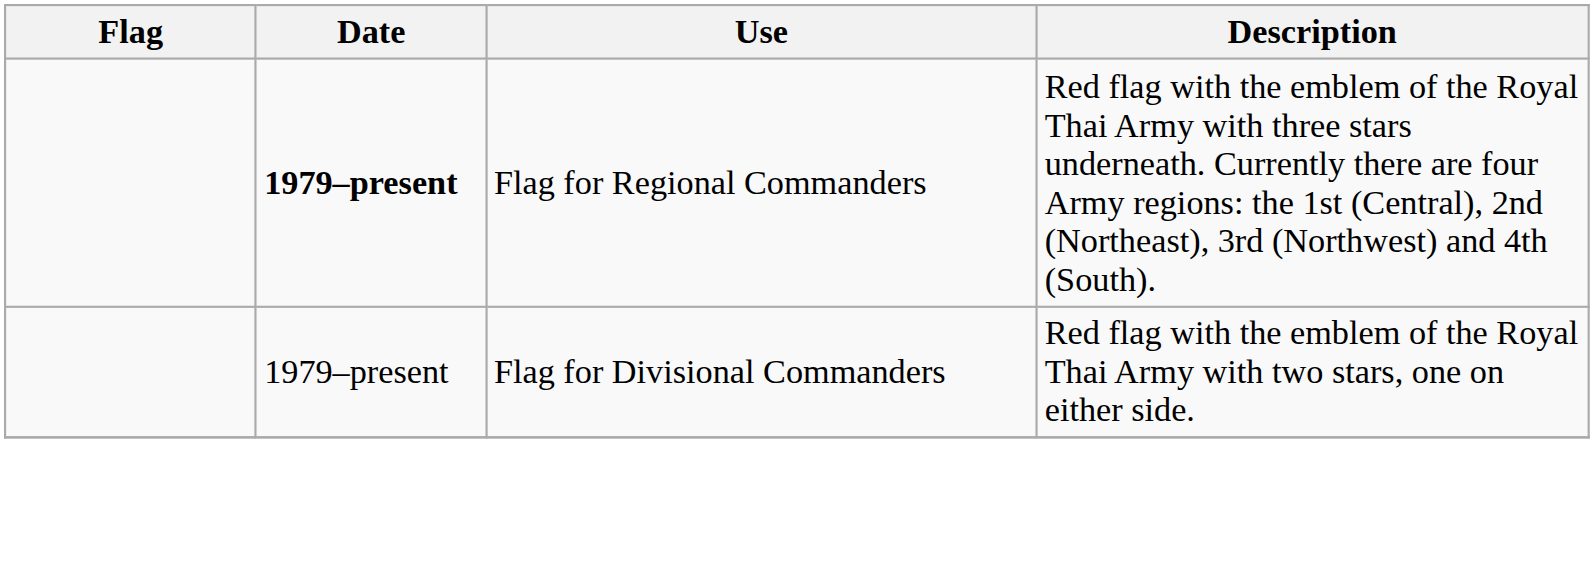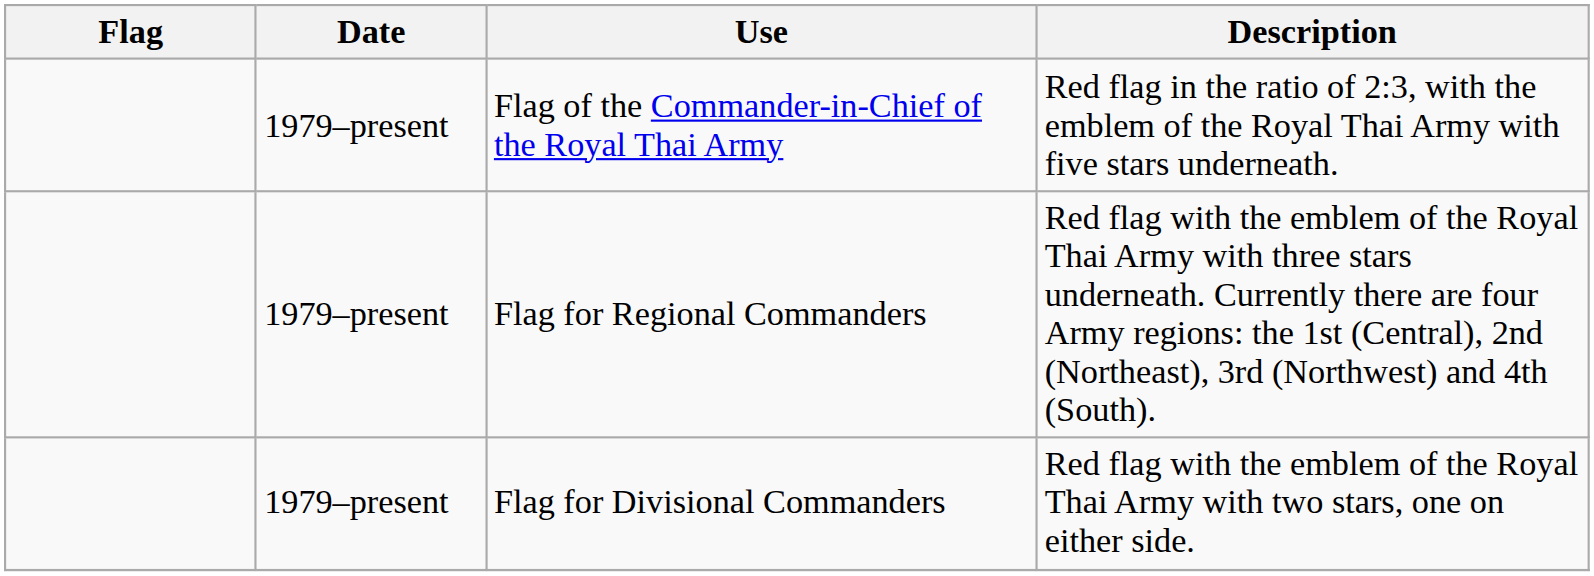+ row: (738, 124)
(361, 182) bold -> (356, 313) normal
